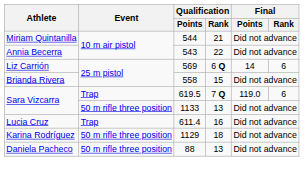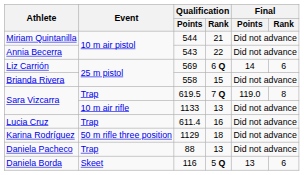(284, 94) 6 -> (284, 94) 8
(126, 108) 50 m rifle three position -> (105, 108) 10 m air rifle
(126, 150) 50 m rifle three position -> (90, 150) Trap
+ row: (34, 164)
